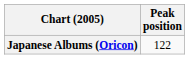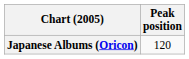(162, 44) 122 -> (162, 44) 120
